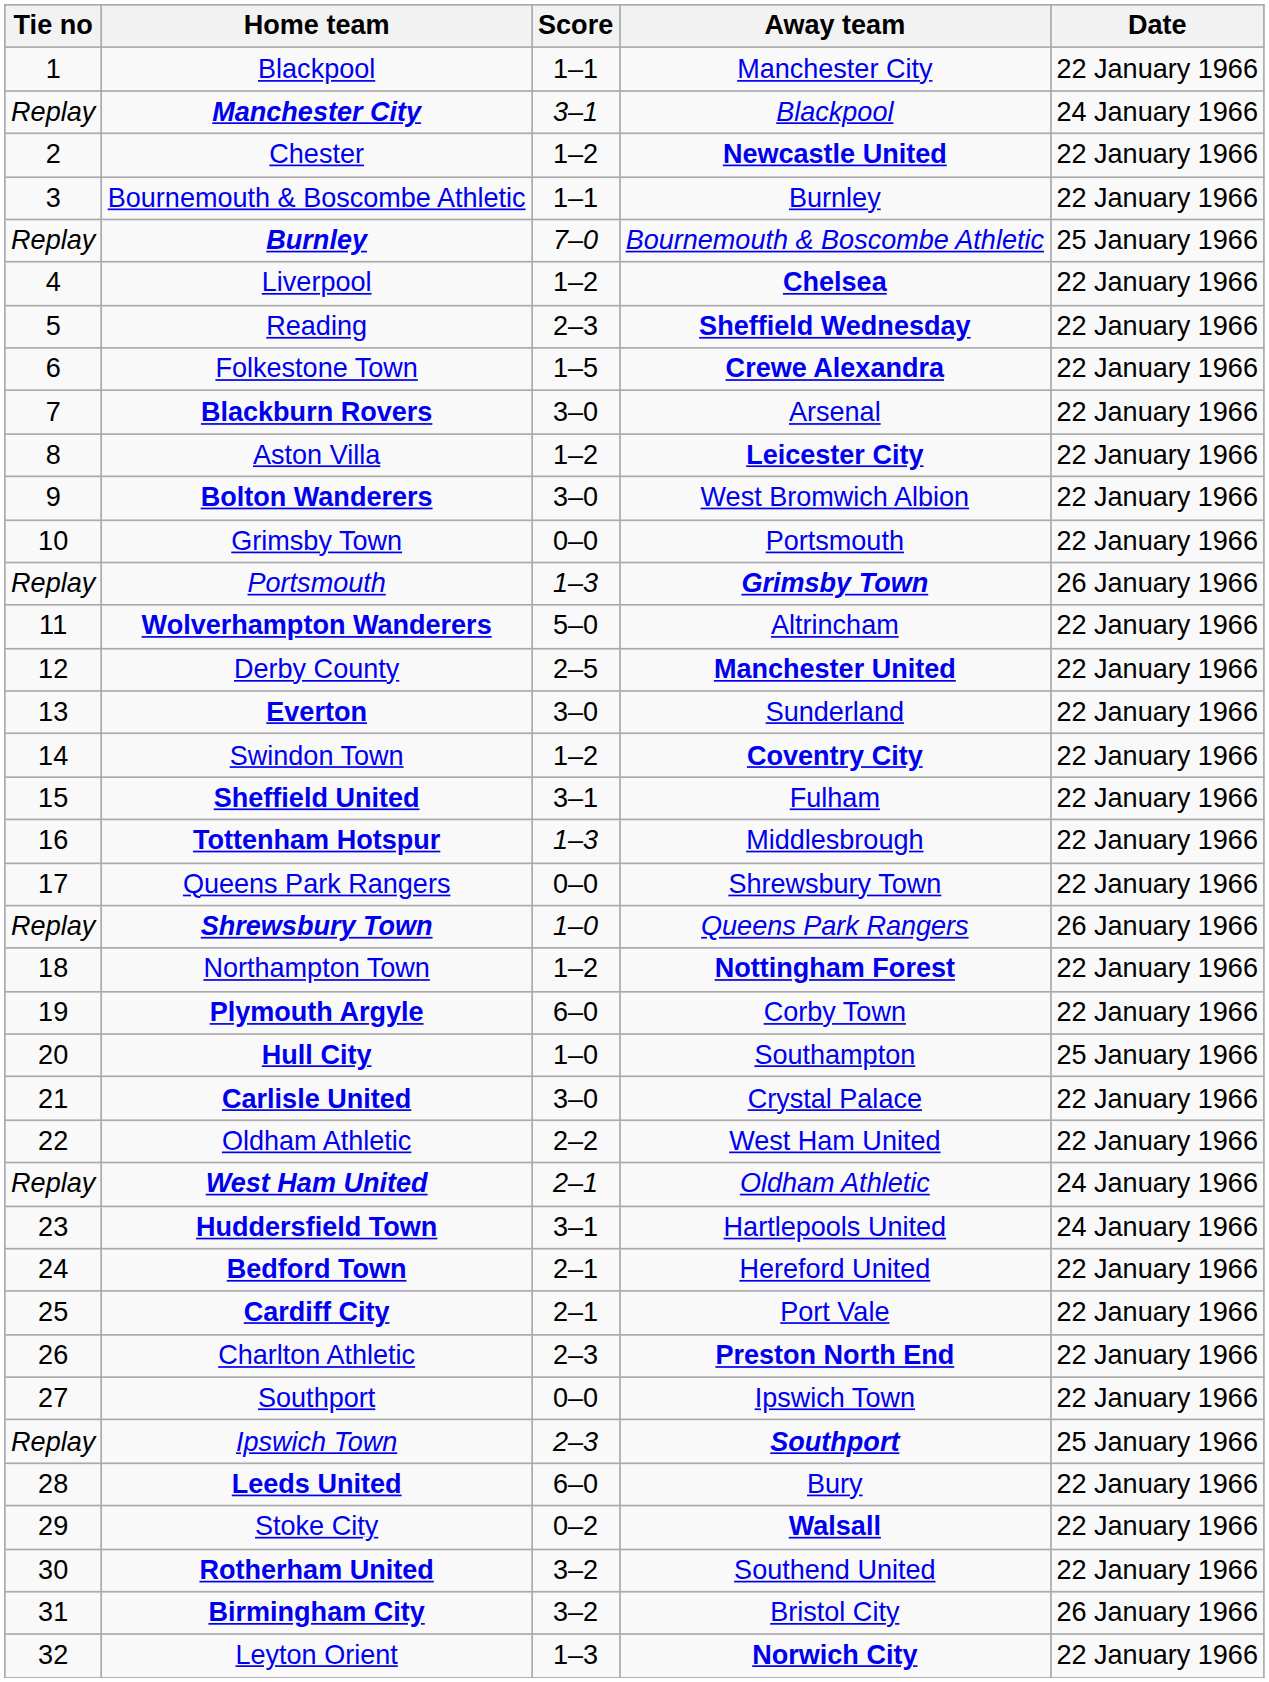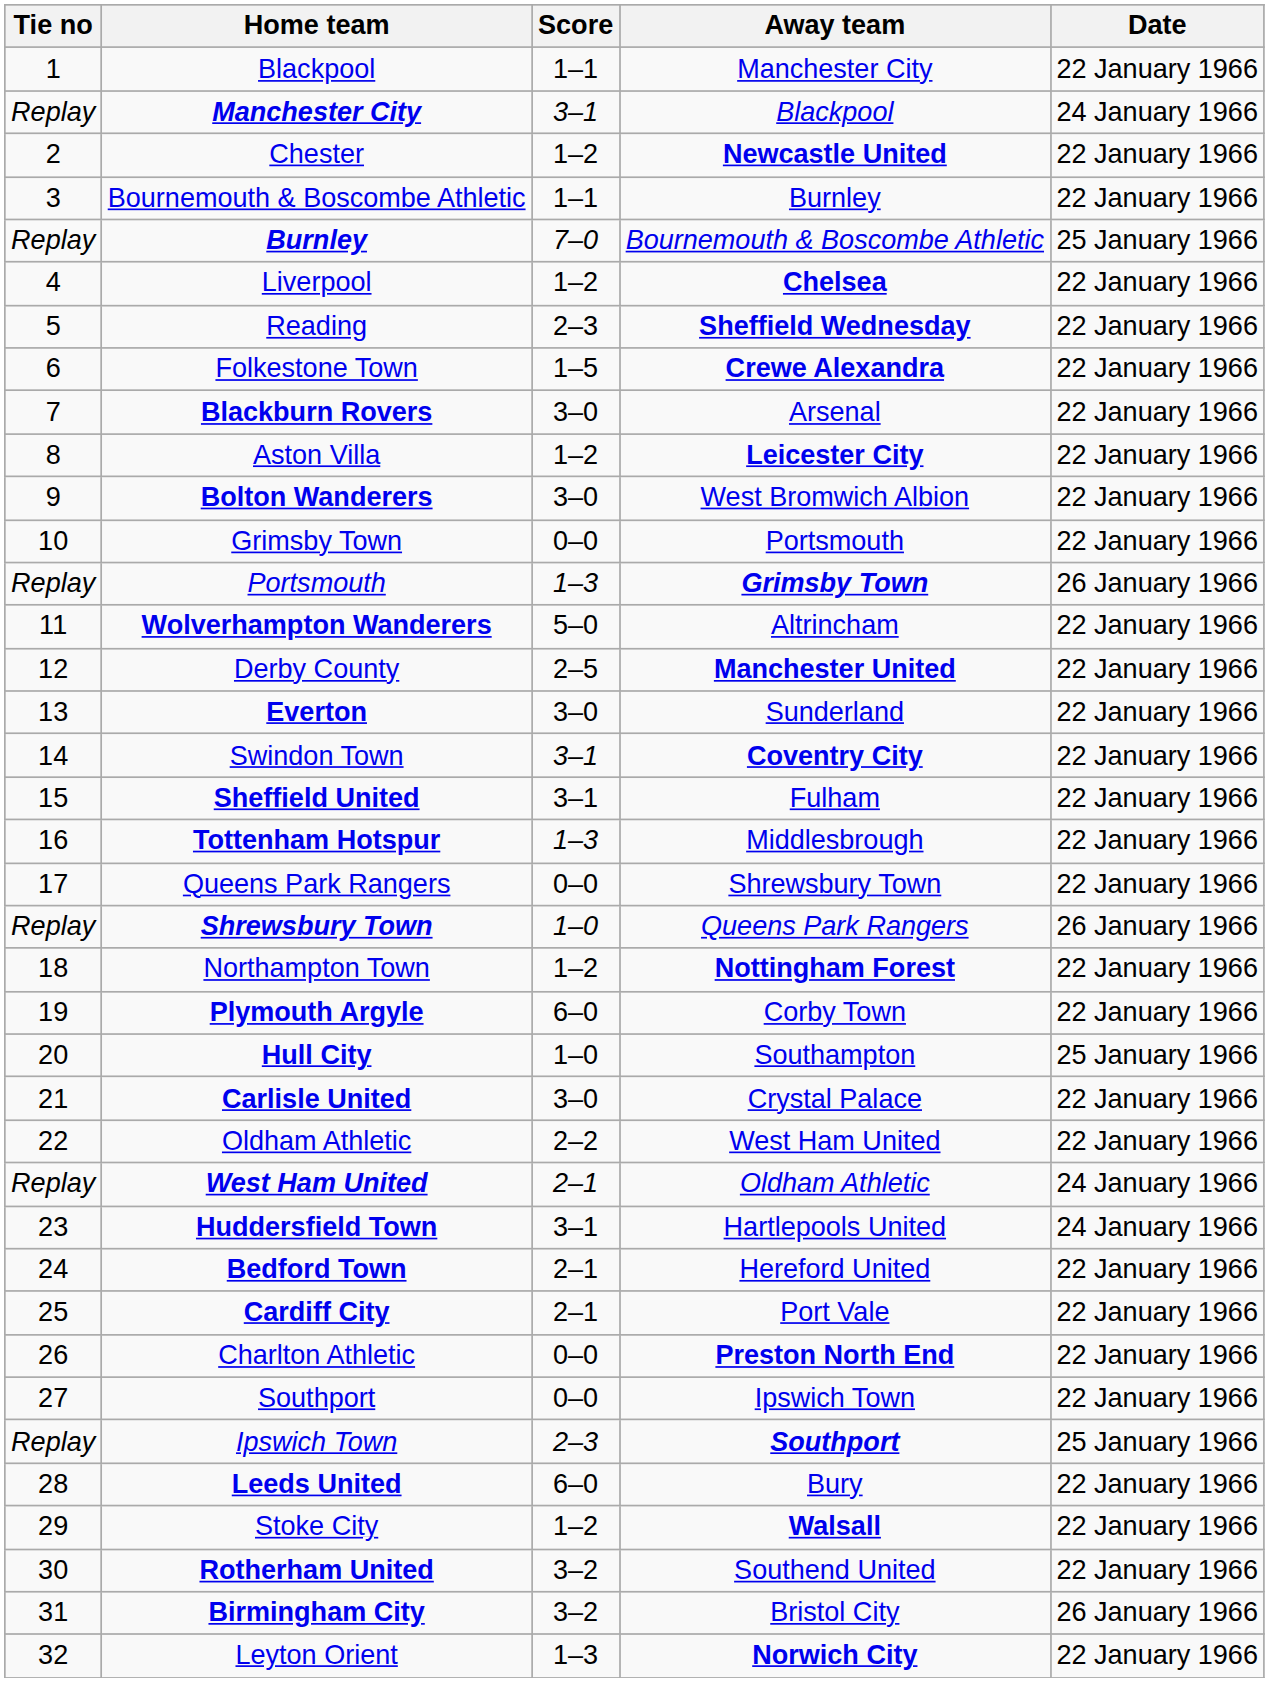(576, 754) 1–2 -> (576, 754) 3–1
(576, 1355) 2–3 -> (576, 1355) 0–0
(576, 1526) 0–2 -> (576, 1526) 1–2
